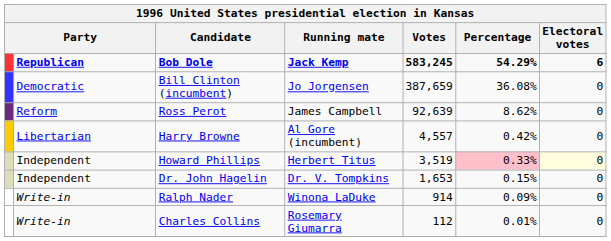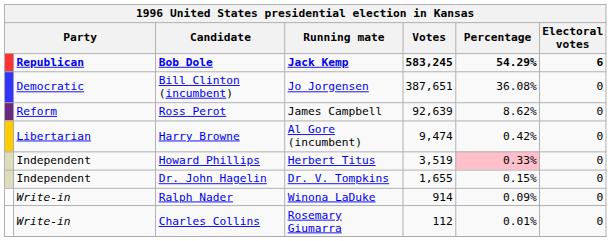(429, 87) 387,659 -> (429, 87) 387,651
(436, 136) 4,557 -> (436, 136) 9,474
(600, 161) lightyellow background -> (600, 161) no background
(436, 179) 1,653 -> (436, 179) 1,655
